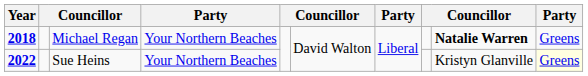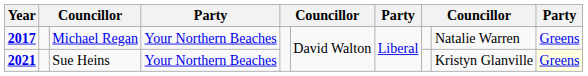(22, 37) 2018 -> (22, 37) 2017
(481, 37) bold -> (477, 37) normal
(22, 60) 2022 -> (22, 60) 2021
